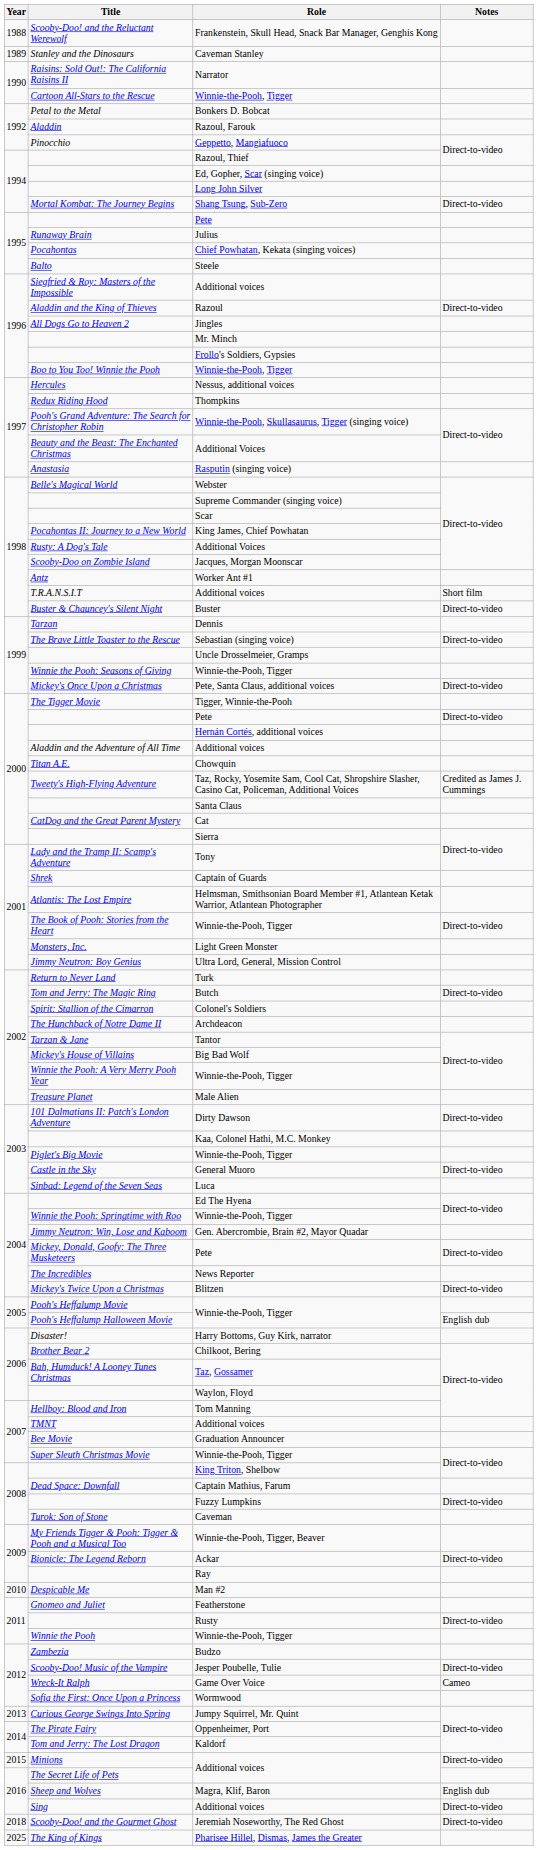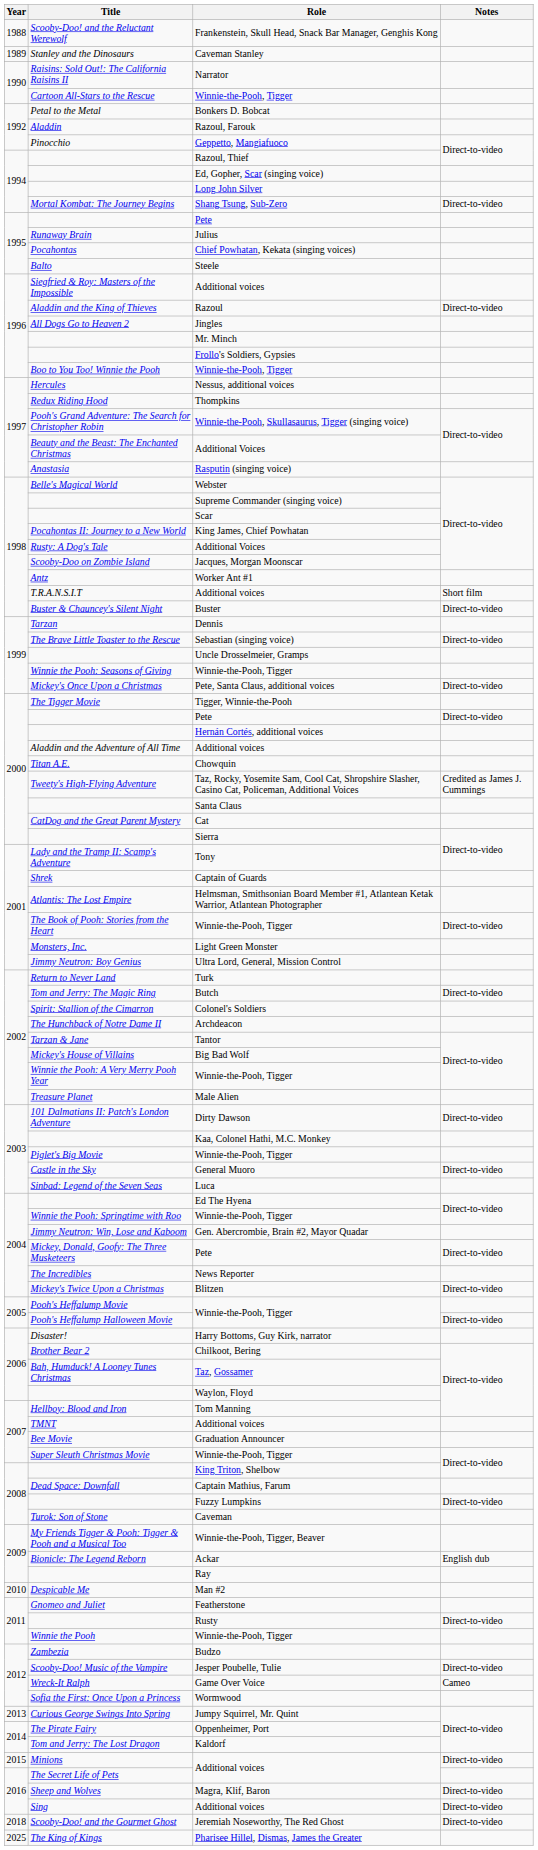(466, 1320) English dub -> (472, 1320) Direct-to-video
(472, 1559) Direct-to-video -> (466, 1559) English dub
(466, 1791) English dub -> (472, 1791) Direct-to-video
